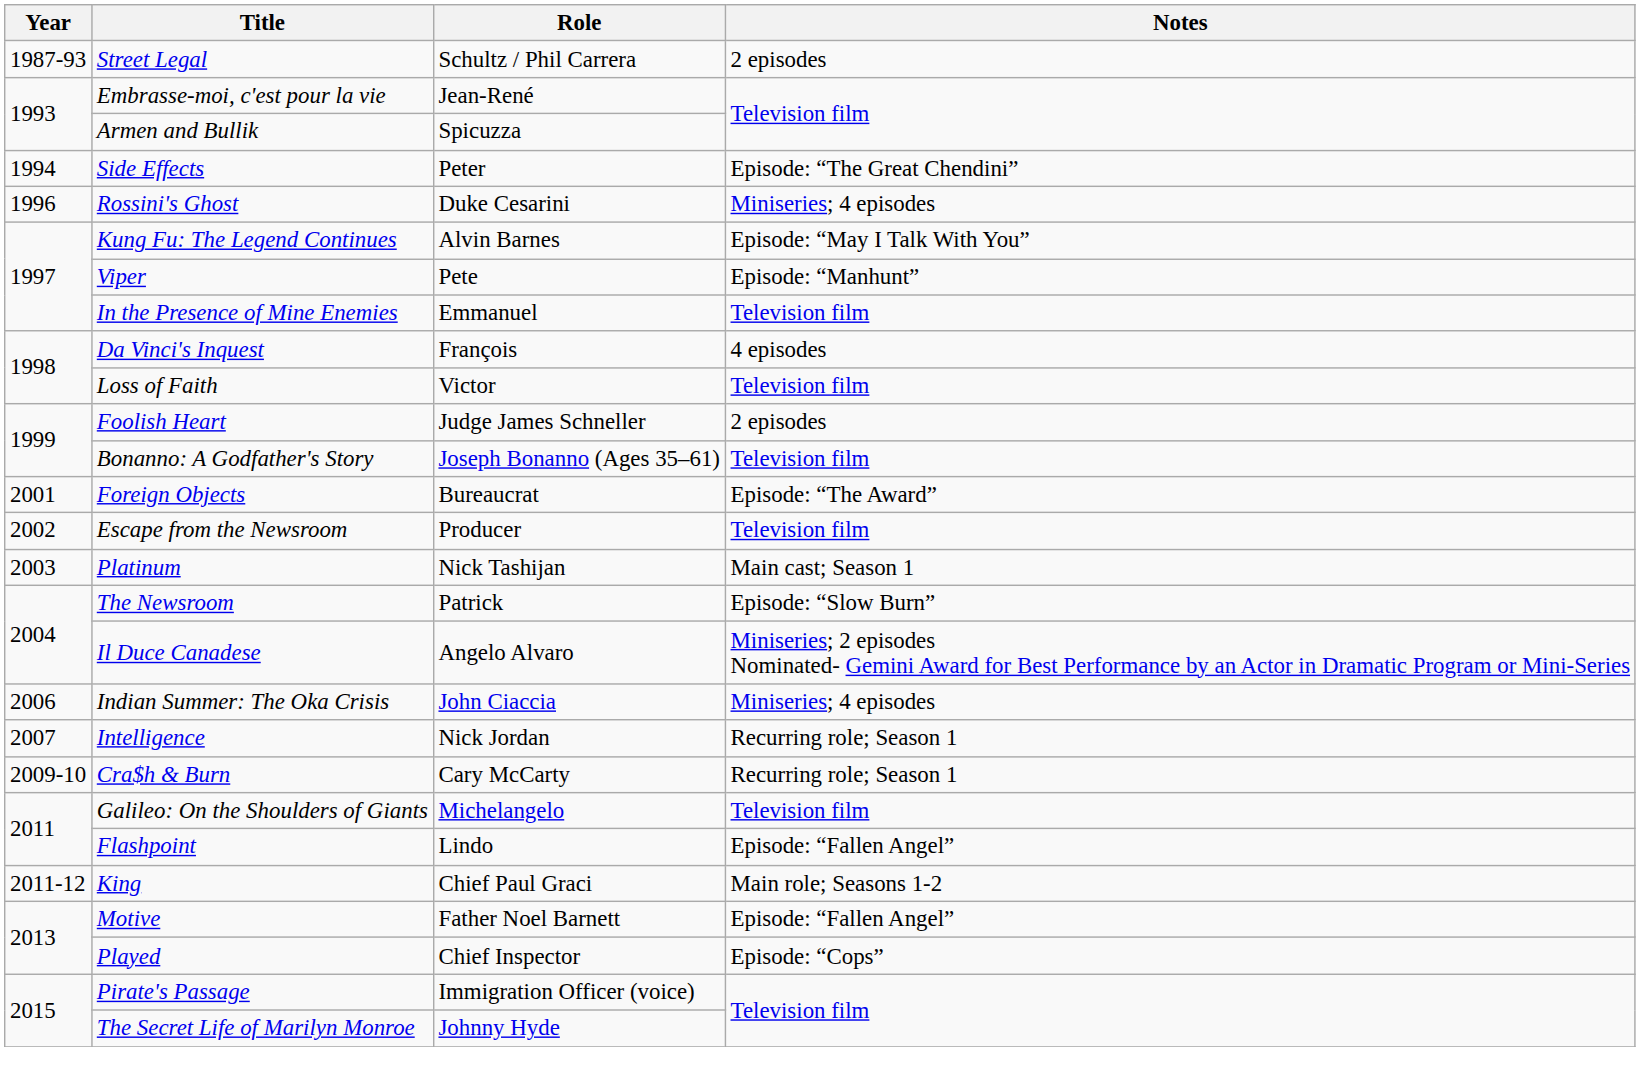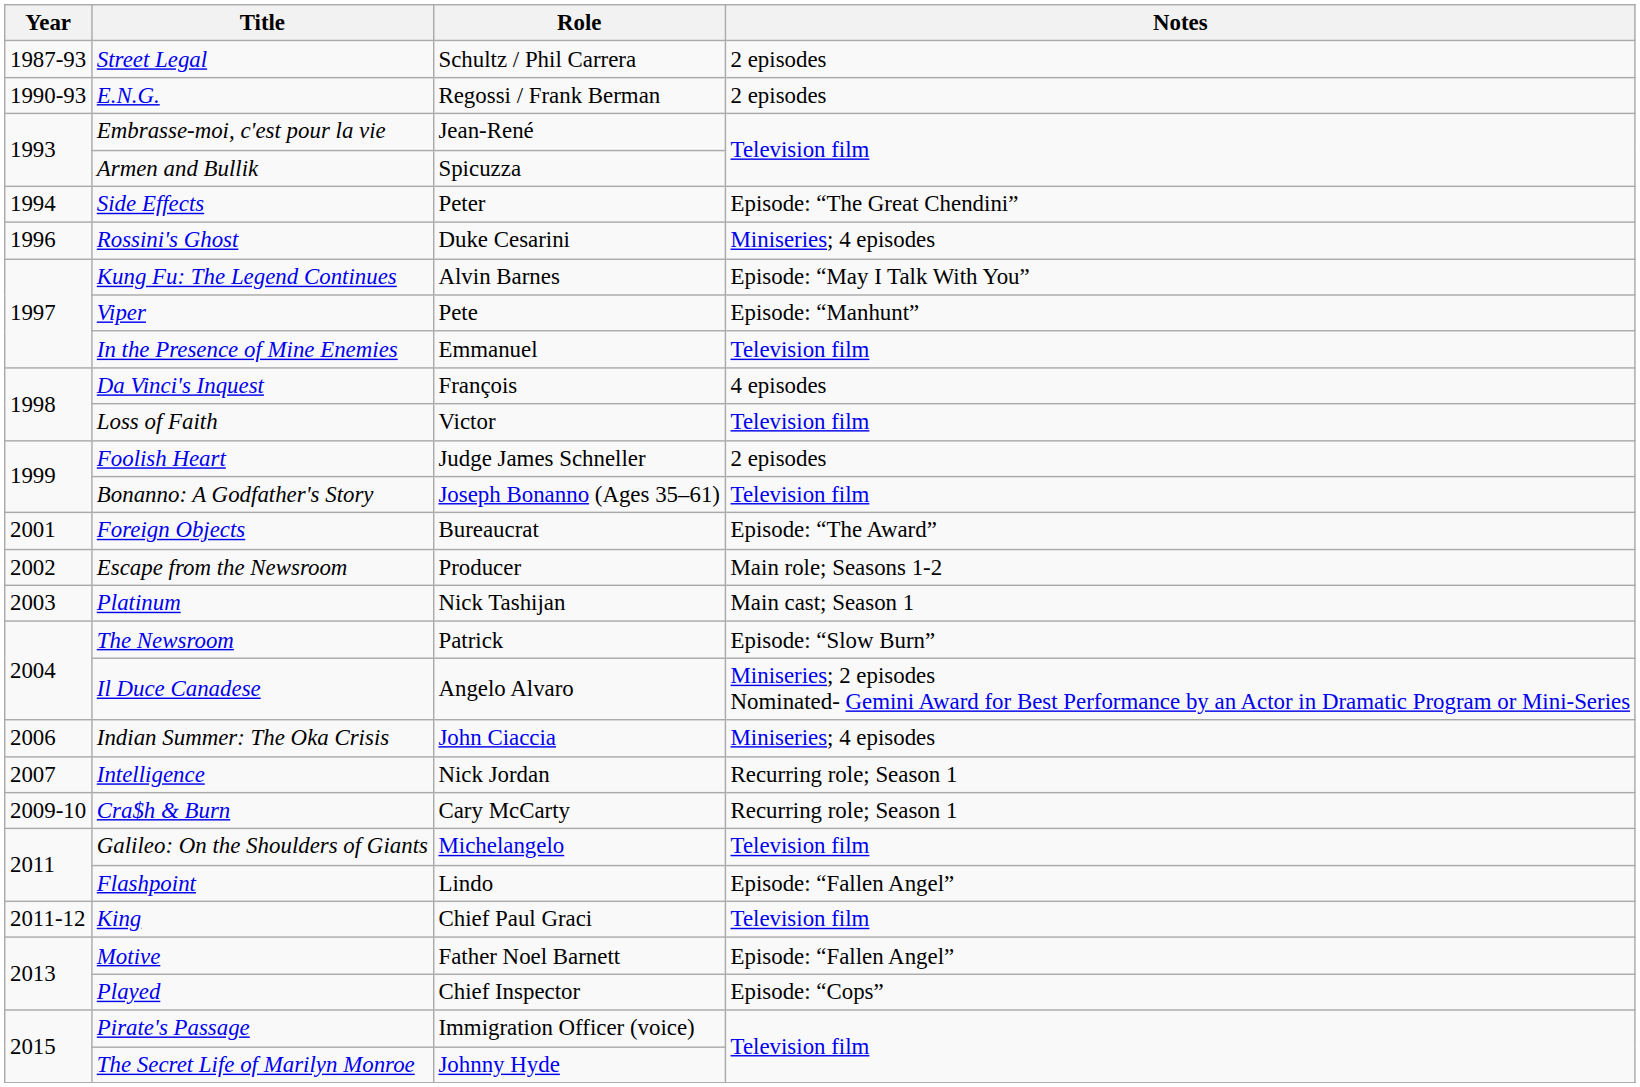+ row: (128, 95)
(800, 530) Television film -> (836, 566) Main role; Seasons 1-2
(836, 882) Main role; Seasons 1-2 -> (800, 919) Television film
